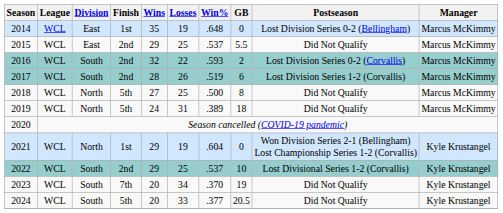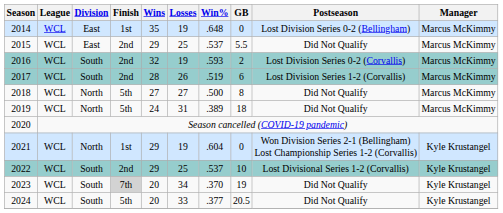(183, 60) 22 -> (183, 60) 19
(183, 92) 25 -> (183, 92) 27
(126, 184) no background -> (126, 184) lightgrey background
